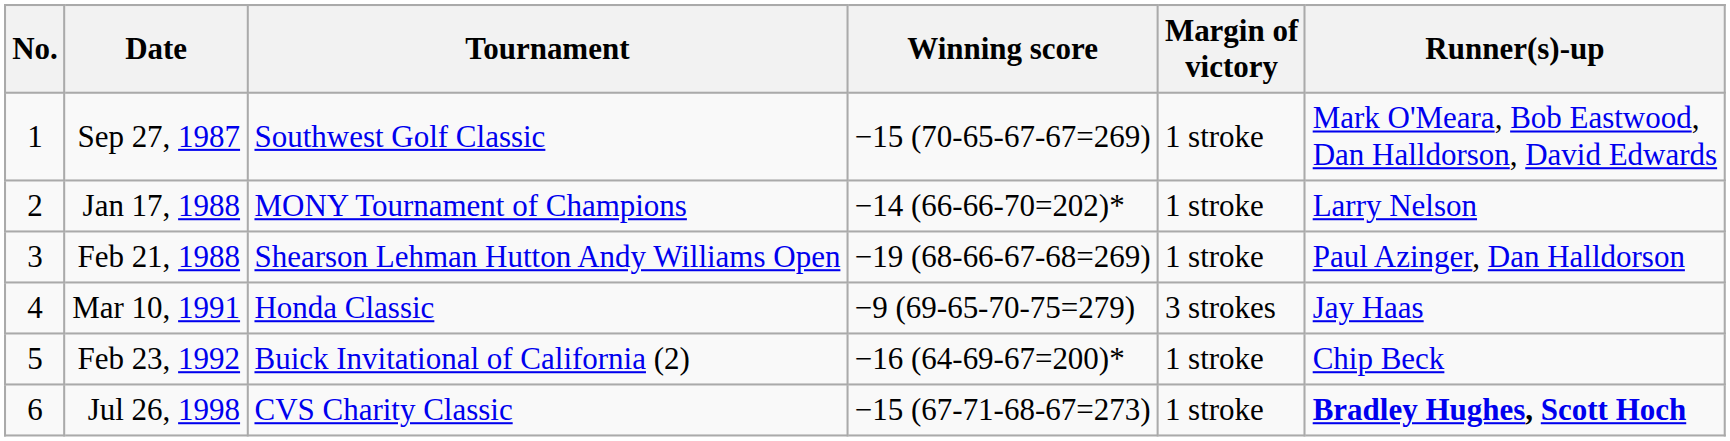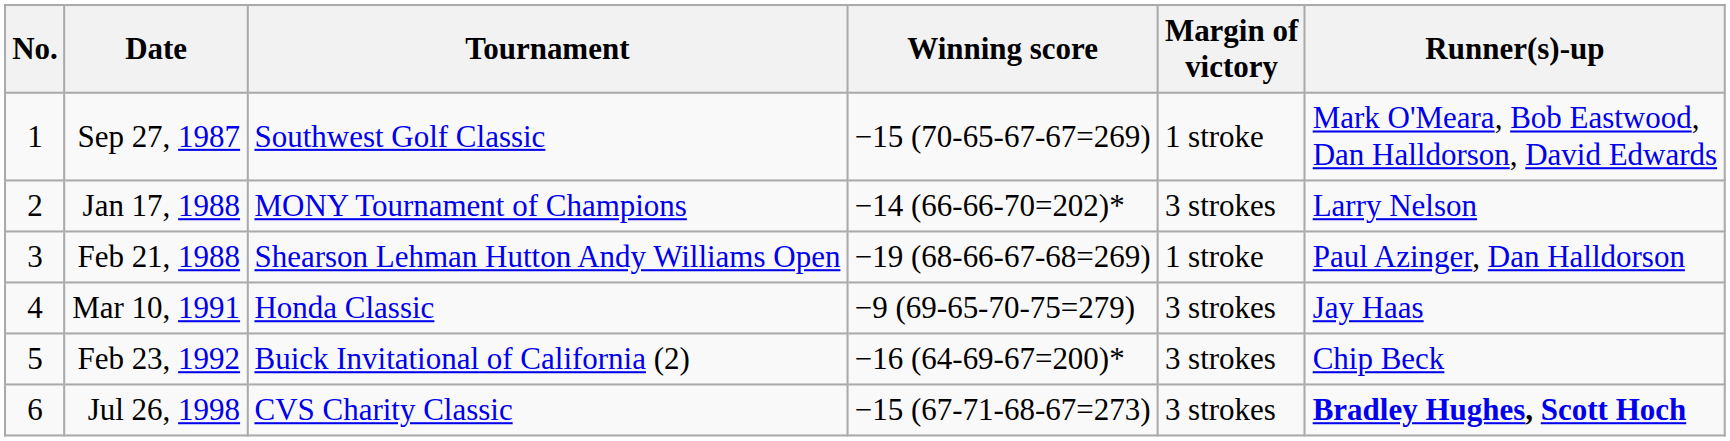(1214, 205) 1 stroke -> (1220, 205) 3 strokes
(1214, 359) 1 stroke -> (1220, 359) 3 strokes
(1214, 410) 1 stroke -> (1220, 410) 3 strokes
